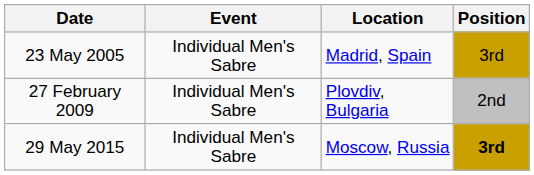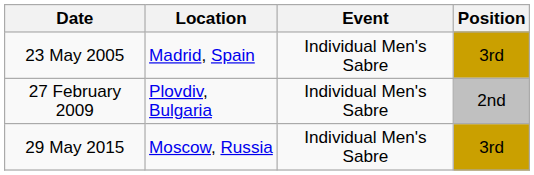columns swapped: (388, 19) <-> (233, 19)
(492, 147) bold -> (492, 147) normal
